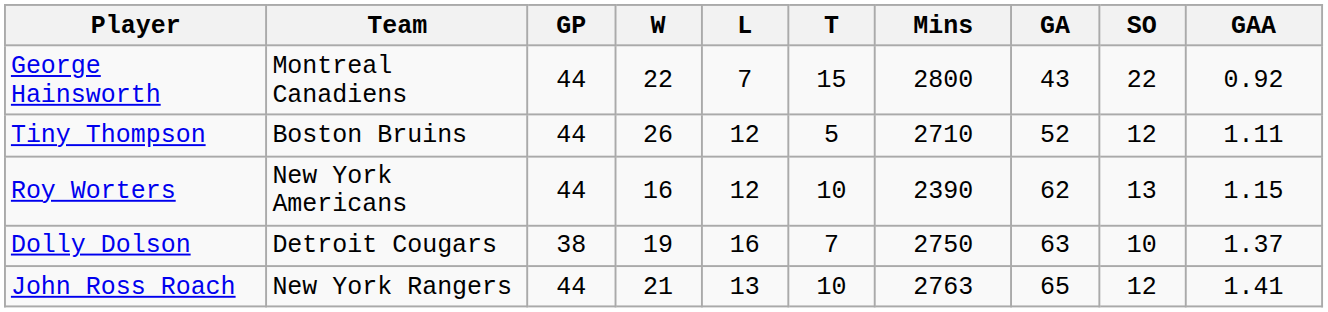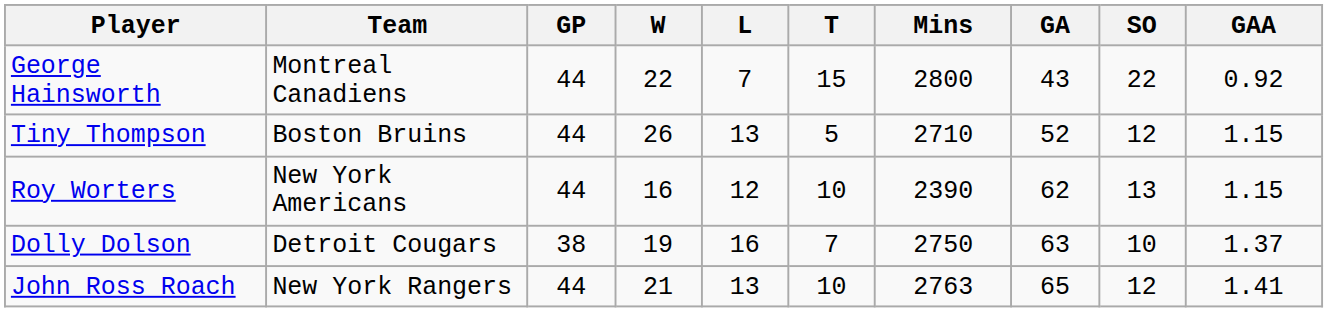(745, 135) 12 -> (745, 135) 13
(1254, 135) 1.11 -> (1254, 135) 1.15
